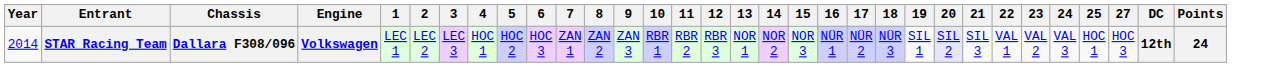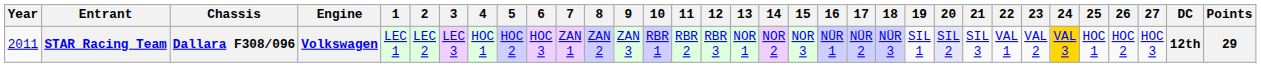+ column: (1123, 15)
(23, 44) 2014 -> (23, 44) 2011
(1065, 44) no background -> (1065, 44) gold background
(1200, 44) 24 -> (1230, 44) 29
